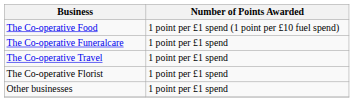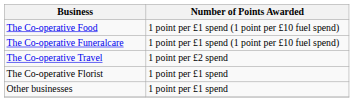(188, 43) 1 point per £1 spend -> (244, 43) 1 point per £1 spend (1 point per £10 fuel spend)
(188, 58) 1 point per £1 spend -> (188, 58) 1 point per £2 spend
